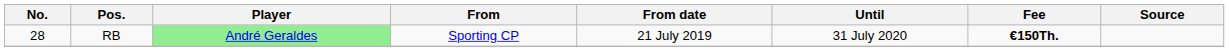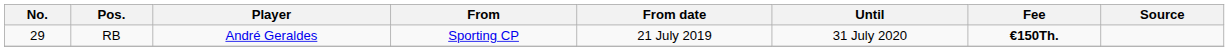(37, 35) 28 -> (37, 35) 29
(271, 35) lightgreen background -> (271, 35) no background
